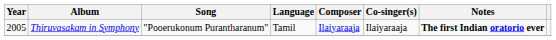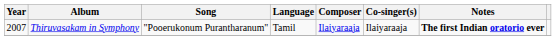(16, 27) 2005 -> (16, 27) 2007
